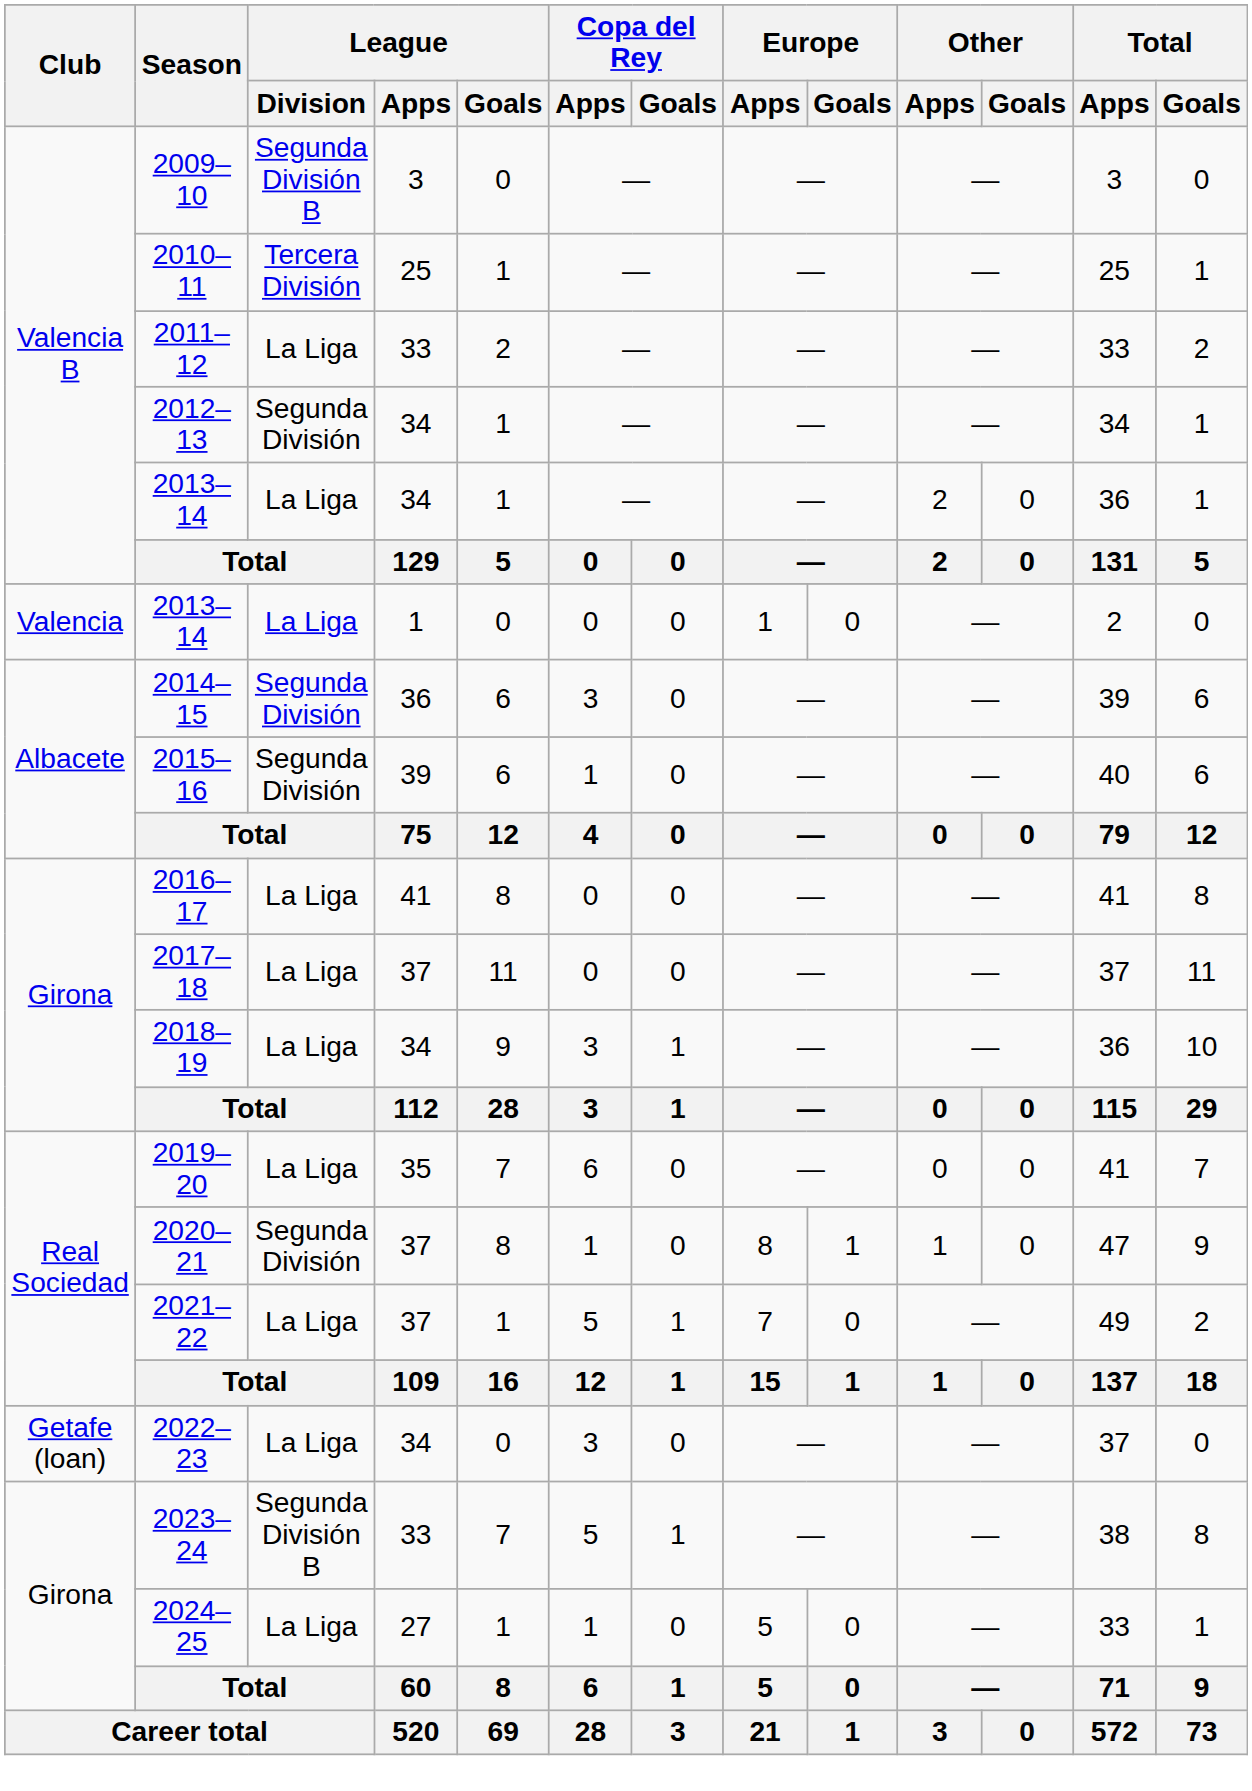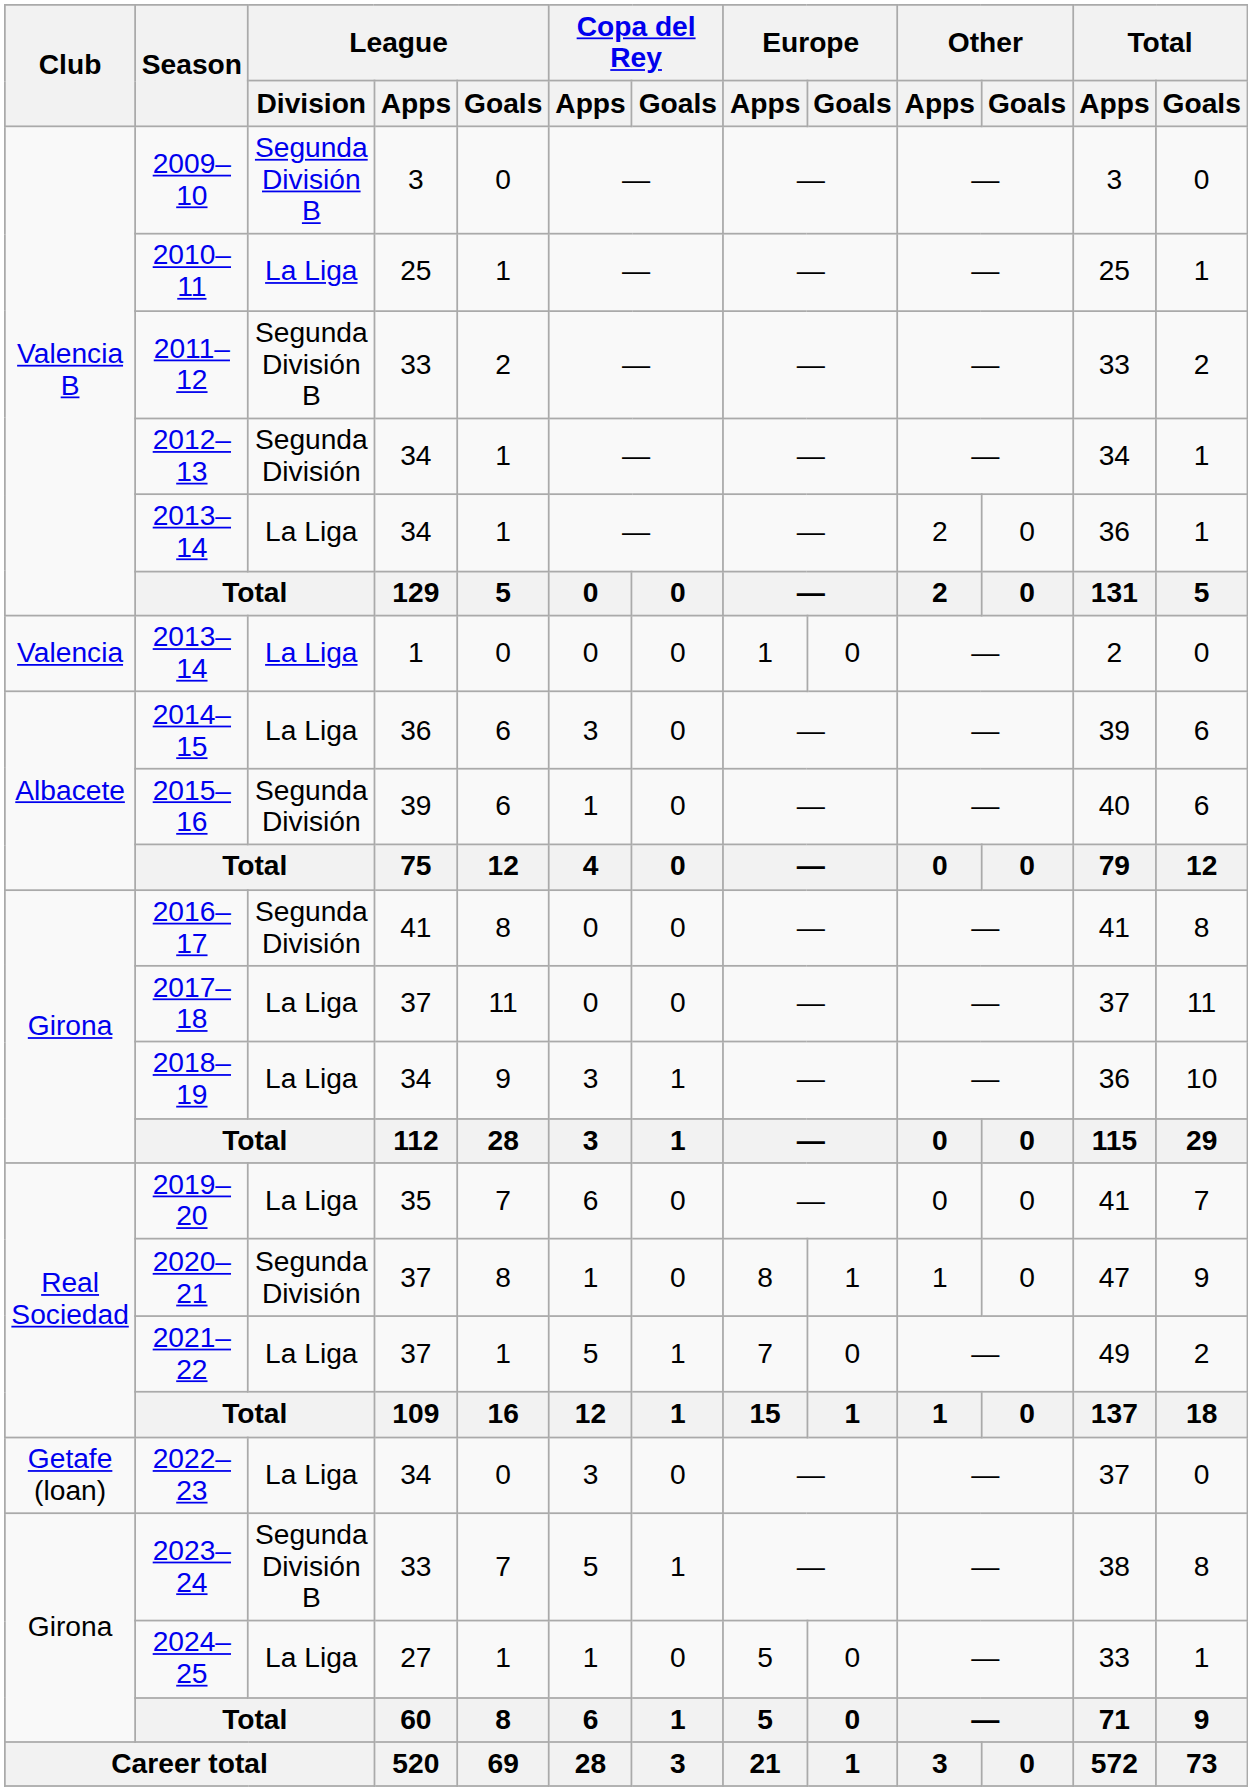(311, 271) Tercera División -> (311, 271) La Liga
(311, 348) La Liga -> (311, 363) Segunda División B
(311, 698) Segunda División -> (311, 729) La Liga
(311, 895) La Liga -> (311, 927) Segunda División
